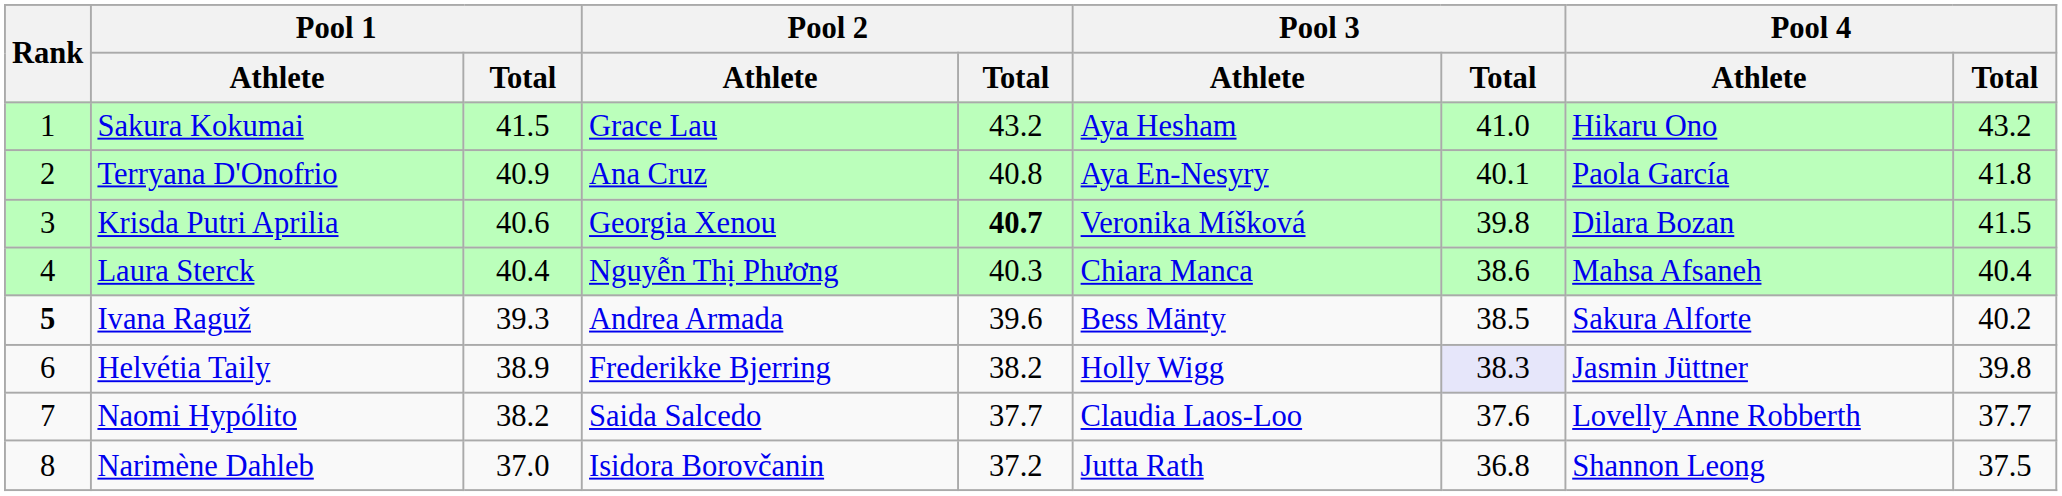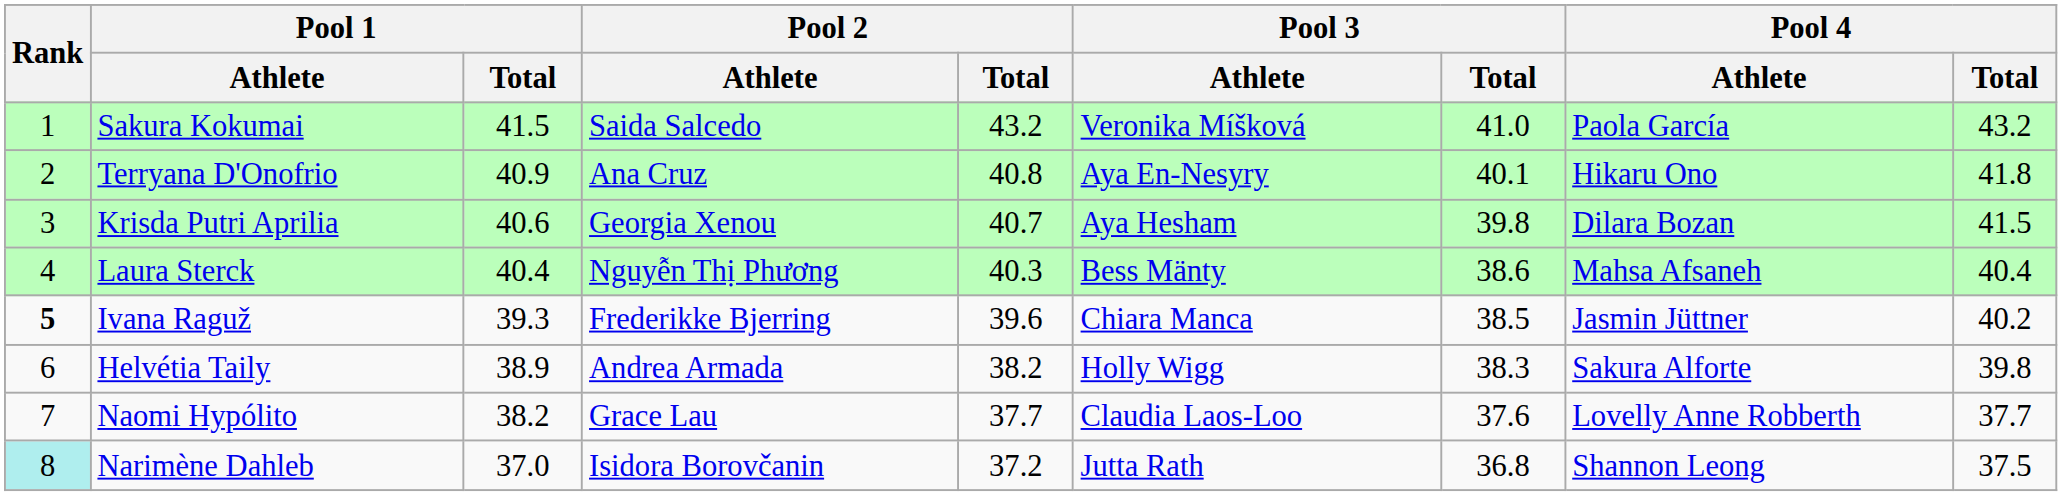(653, 125) Grace Lau -> (675, 125) Saida Salcedo
(1159, 125) Aya Hesham -> (1193, 125) Veronika Míšková
(1645, 125) Hikaru Ono -> (1651, 125) Paola García
(1651, 174) Paola García -> (1645, 174) Hikaru Ono
(1016, 222) bold -> (1016, 222) normal
(1193, 222) Veronika Míšková -> (1159, 222) Aya Hesham
(1167, 271) Chiara Manca -> (1153, 271) Bess Mänty
(686, 319) Andrea Armada -> (710, 319) Frederikke Bjerring
(1153, 319) Bess Mänty -> (1167, 319) Chiara Manca
(1662, 319) Sakura Alforte -> (1660, 319) Jasmin Jüttner
(710, 367) Frederikke Bjerring -> (686, 367) Andrea Armada
(1503, 367) lavender background -> (1503, 367) no background
(1660, 367) Jasmin Jüttner -> (1662, 367) Sakura Alforte
(675, 416) Saida Salcedo -> (653, 416) Grace Lau
(48, 464) no background -> (48, 464) paleturquoise background
